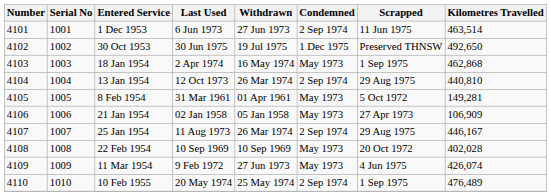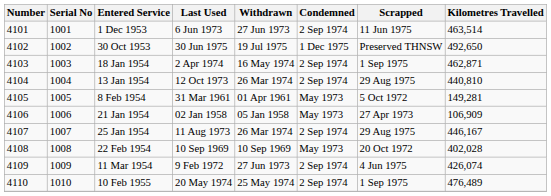(321, 64) May 1973 -> (323, 64) 2 Sep 1974
(465, 64) 462,868 -> (465, 64) 462,871
(321, 166) May 1973 -> (323, 166) 2 Sep 1974
